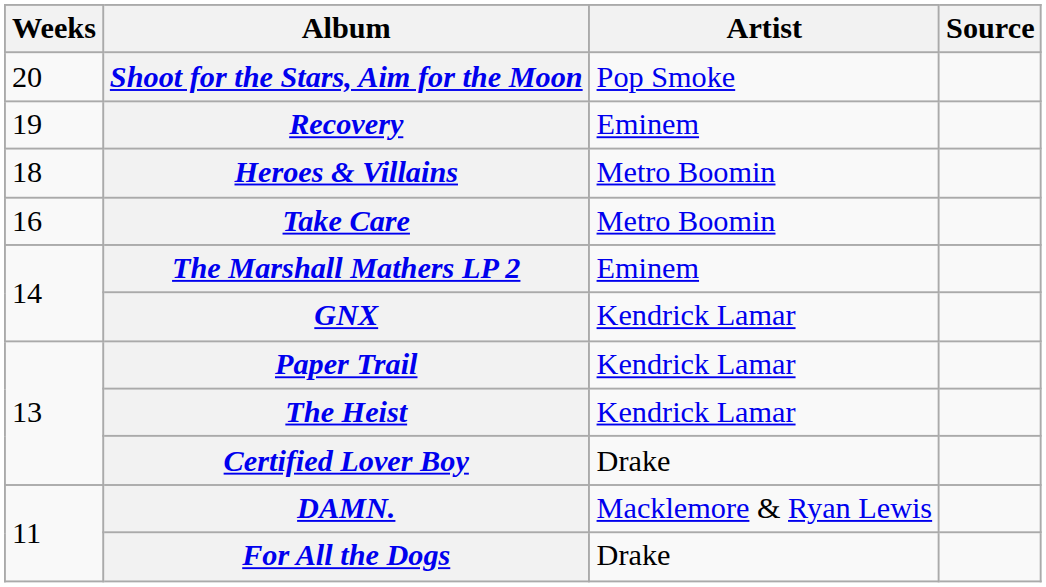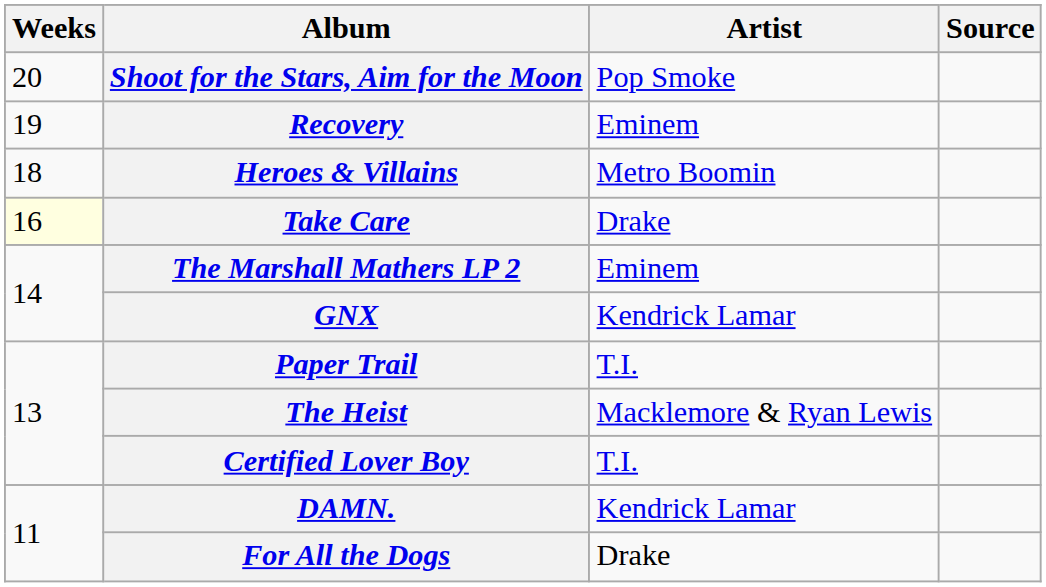(27, 220) no background -> (27, 220) lightyellow background
(686, 220) Metro Boomin -> (634, 220) Drake
(696, 364) Kendrick Lamar -> (617, 364) T.I.
(696, 412) Kendrick Lamar -> (764, 412) Macklemore & Ryan Lewis
(634, 460) Drake -> (617, 460) T.I.
(764, 508) Macklemore & Ryan Lewis -> (696, 508) Kendrick Lamar
